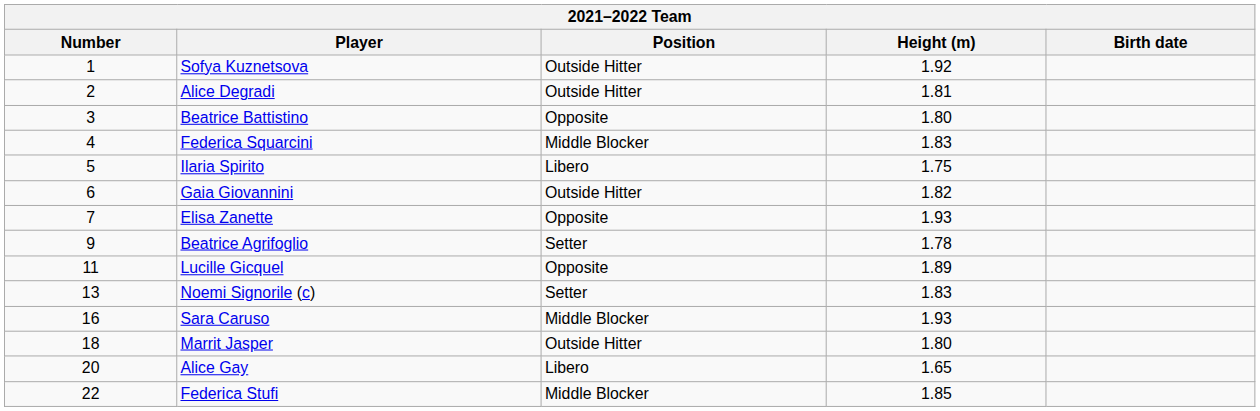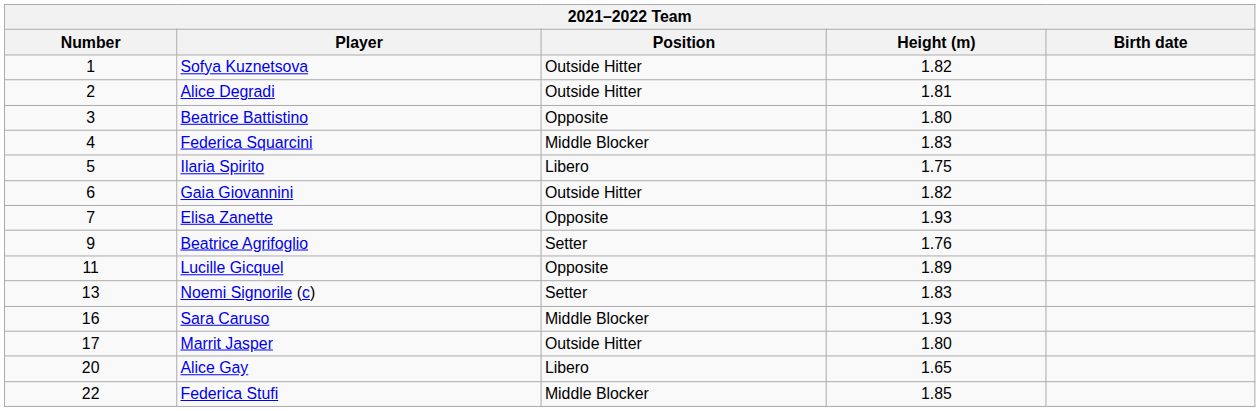(936, 67) 1.92 -> (936, 67) 1.82
(936, 243) 1.78 -> (936, 243) 1.76
(91, 343) 18 -> (91, 343) 17
